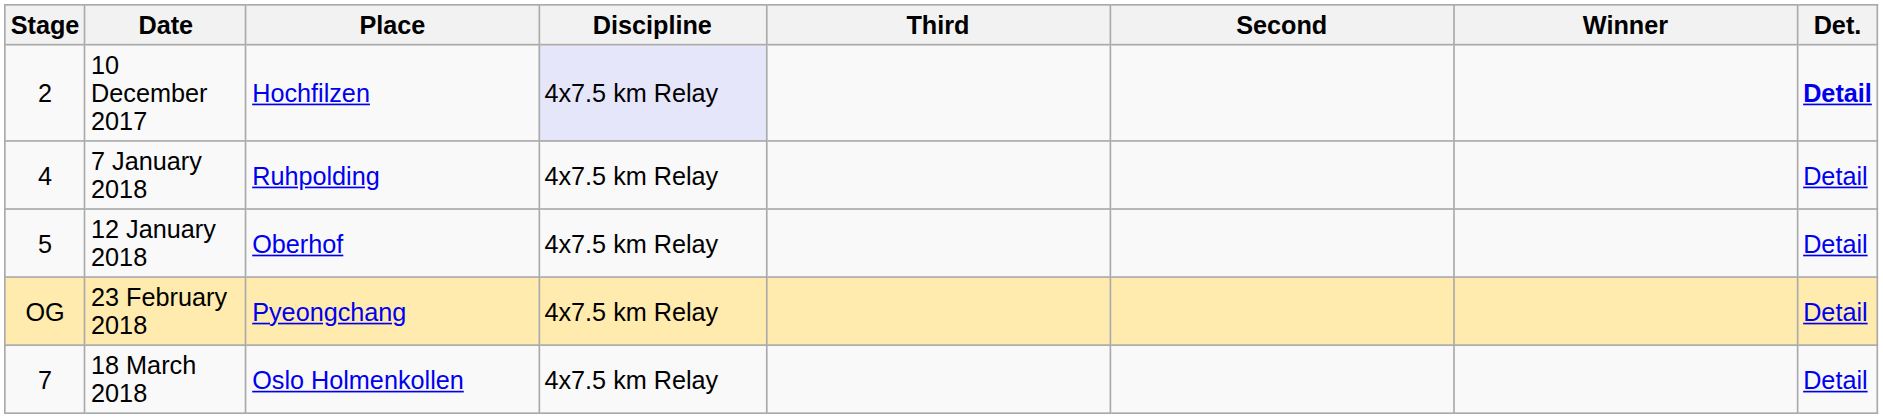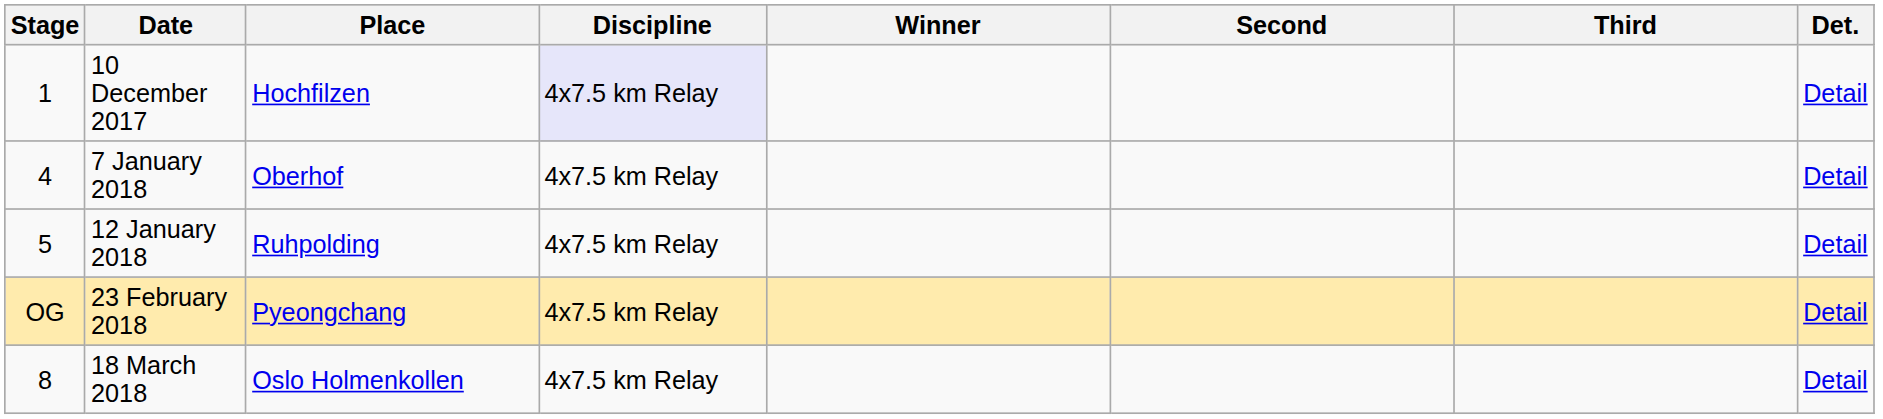columns swapped: (1625, 25) <-> (938, 25)
(45, 93) 2 -> (45, 93) 1
(1837, 93) bold -> (1835, 93) normal
(316, 175) Ruhpolding -> (298, 175) Oberhof
(298, 244) Oberhof -> (316, 244) Ruhpolding
(45, 380) 7 -> (45, 380) 8
